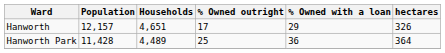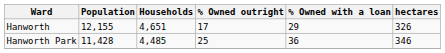(97, 26) 12,157 -> (97, 26) 12,155
(153, 41) 4,489 -> (153, 41) 4,485
(403, 41) 364 -> (403, 41) 346
